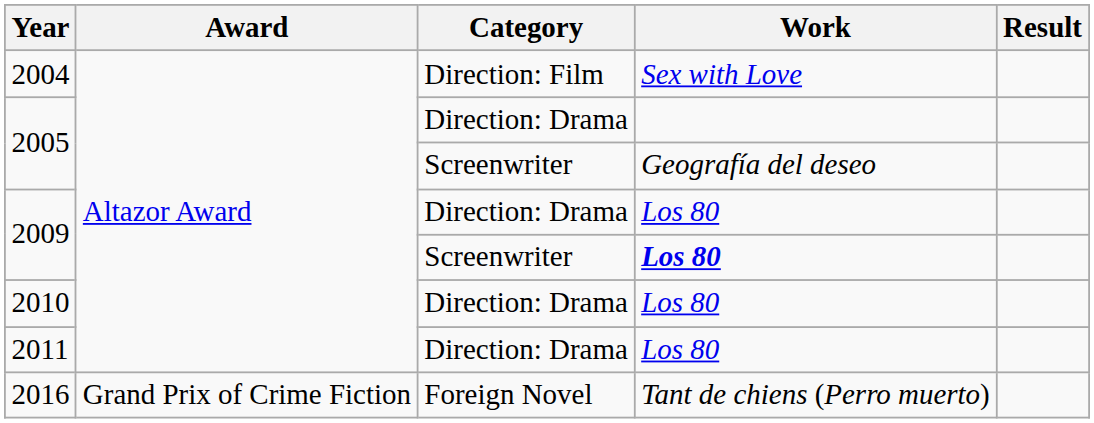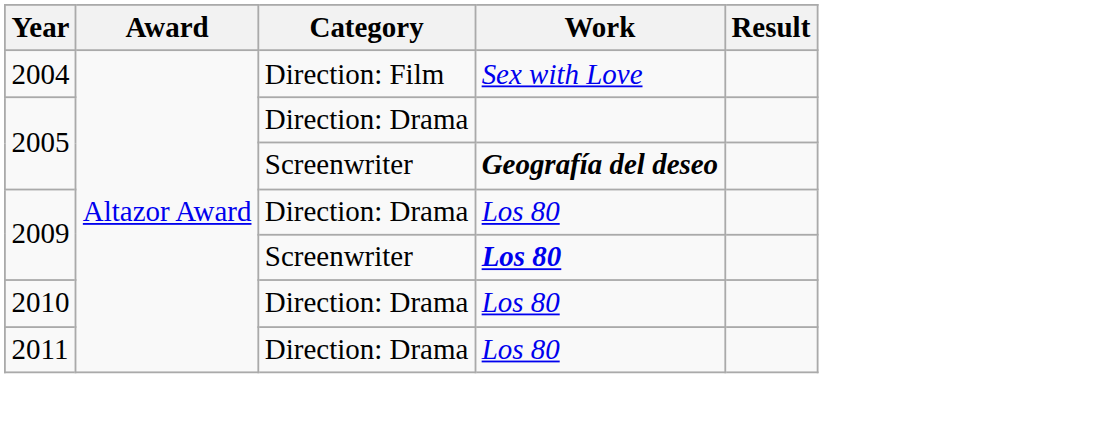(759, 165) normal -> (600, 165) bold
- row: (41, 394)
